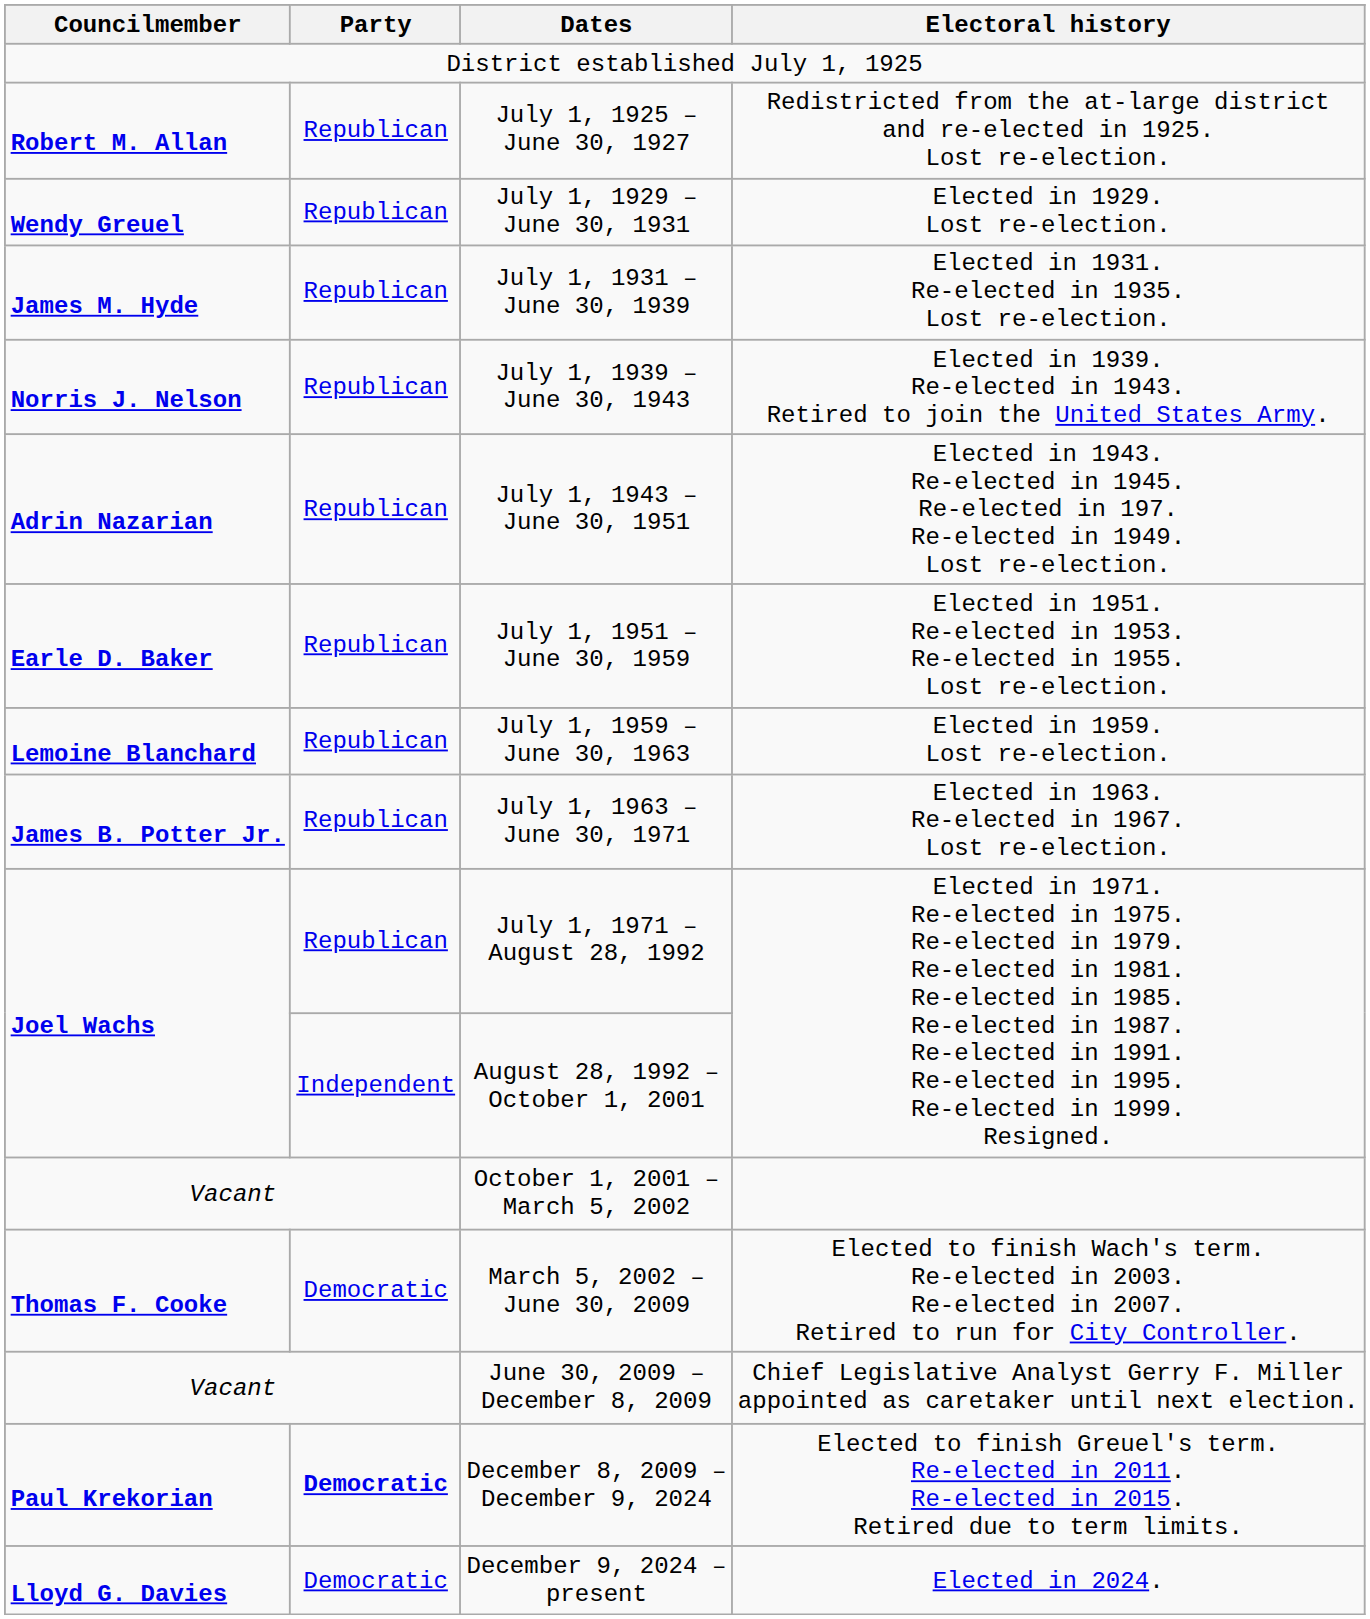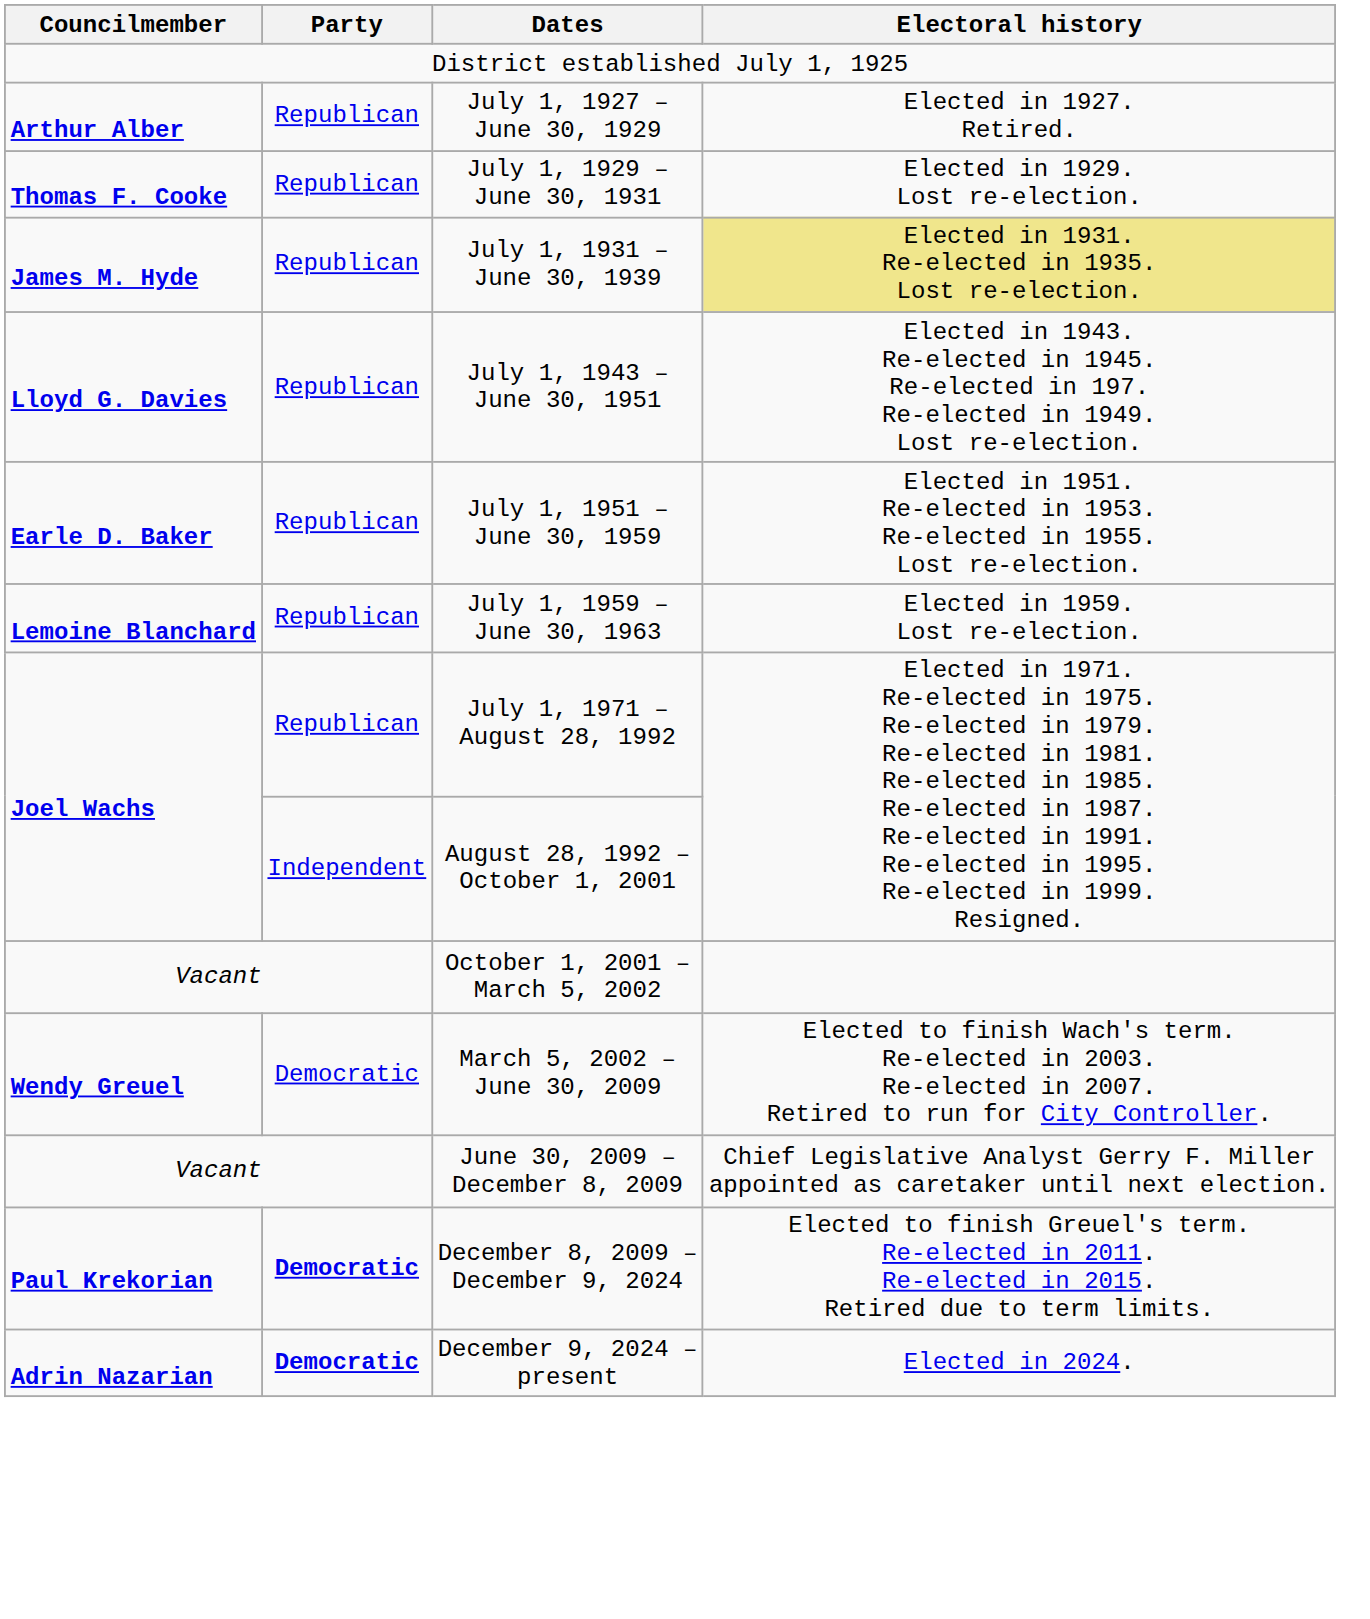- row: (596, 131)
+ row: (568, 117)
(97, 225) Wendy Greuel -> (119, 198) Thomas F. Cooke
(1048, 292) no background -> (1019, 265) khaki background
- row: (596, 387)
(112, 523) Adrin Nazarian -> (119, 401) Lloyd G. Davies
- row: (596, 821)
(119, 1305) Thomas F. Cooke -> (97, 1088) Wendy Greuel
(119, 1594) Lloyd G. Davies -> (112, 1377) Adrin Nazarian
(376, 1580) normal -> (347, 1363) bold
